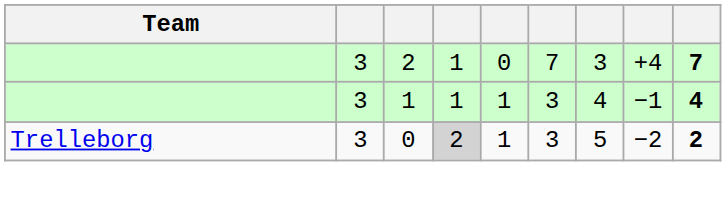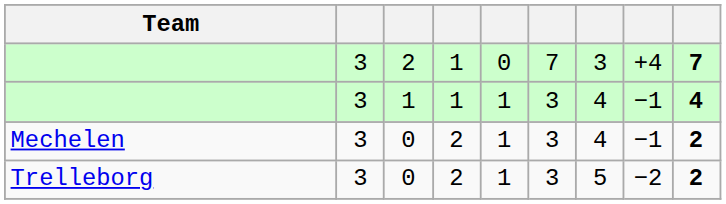+ row: (68, 141)
(456, 141) lightgrey background -> (456, 179) no background
